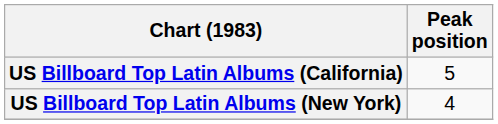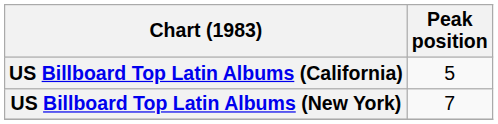(450, 103) 4 -> (450, 103) 7
